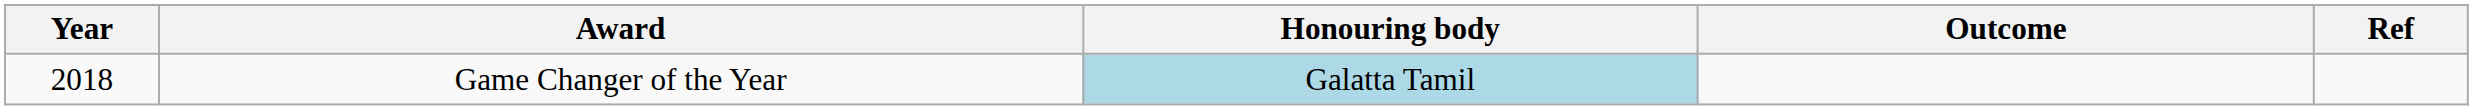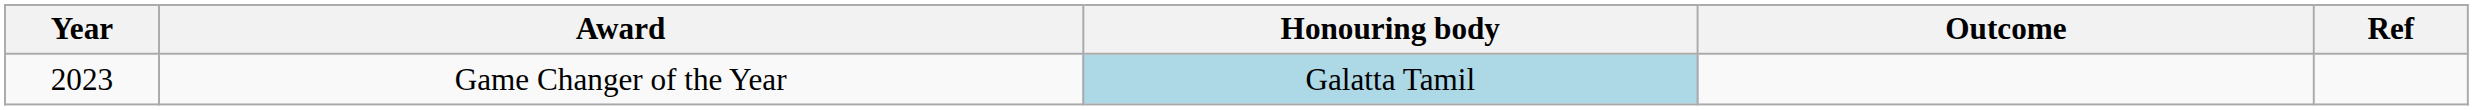(82, 78) 2018 -> (82, 78) 2023
